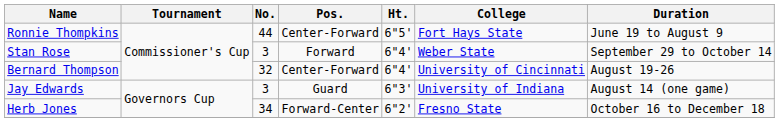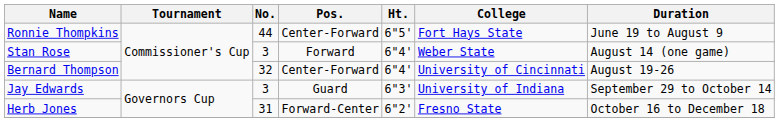(681, 52) September 29 to October 14 -> (660, 52) August 14 (one game)
(660, 89) August 14 (one game) -> (681, 89) September 29 to October 14
(266, 108) 34 -> (266, 108) 31
